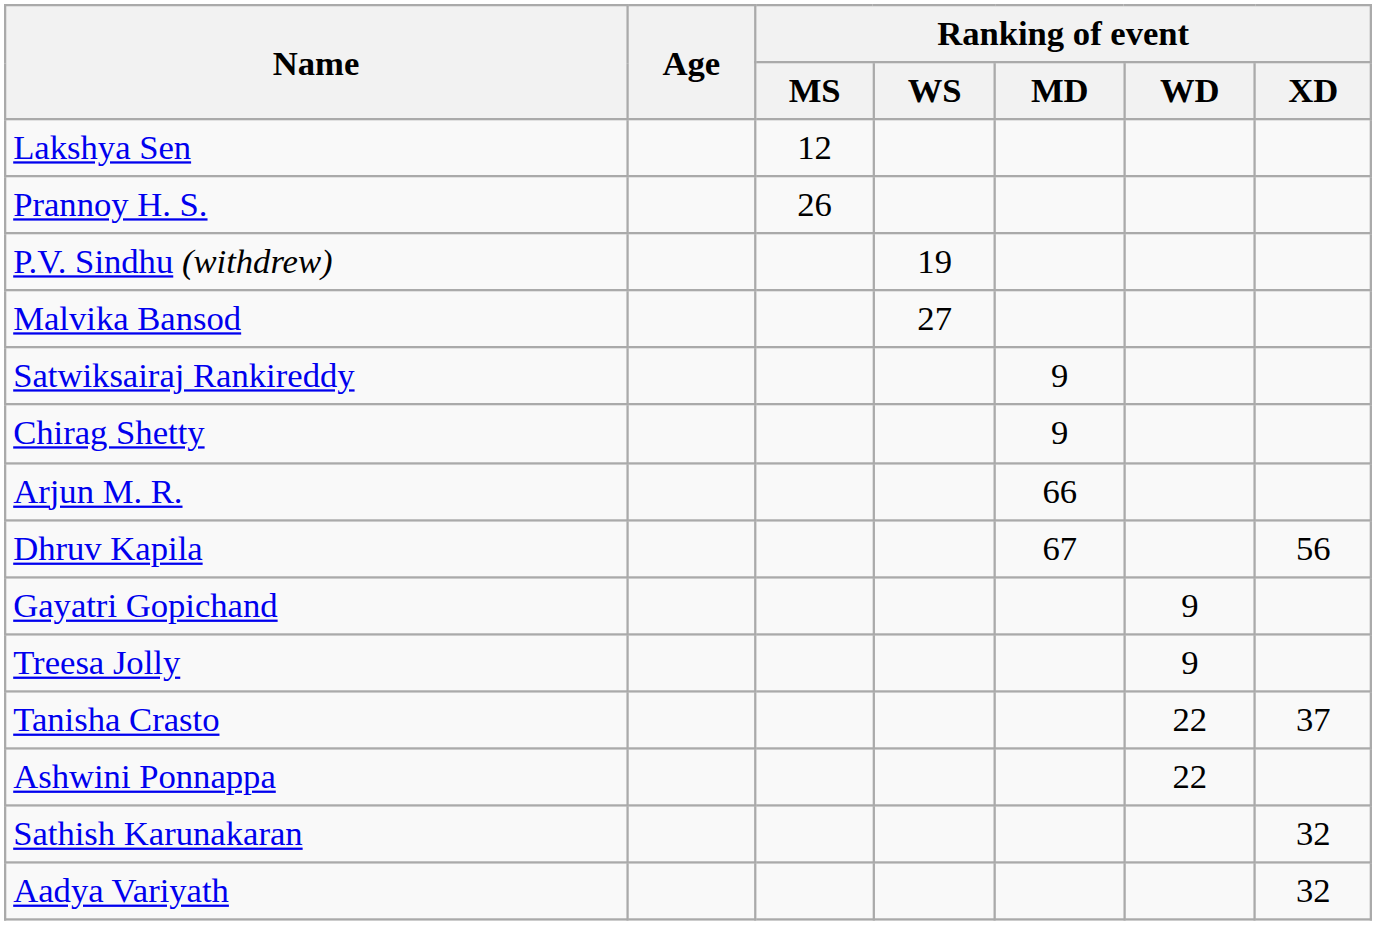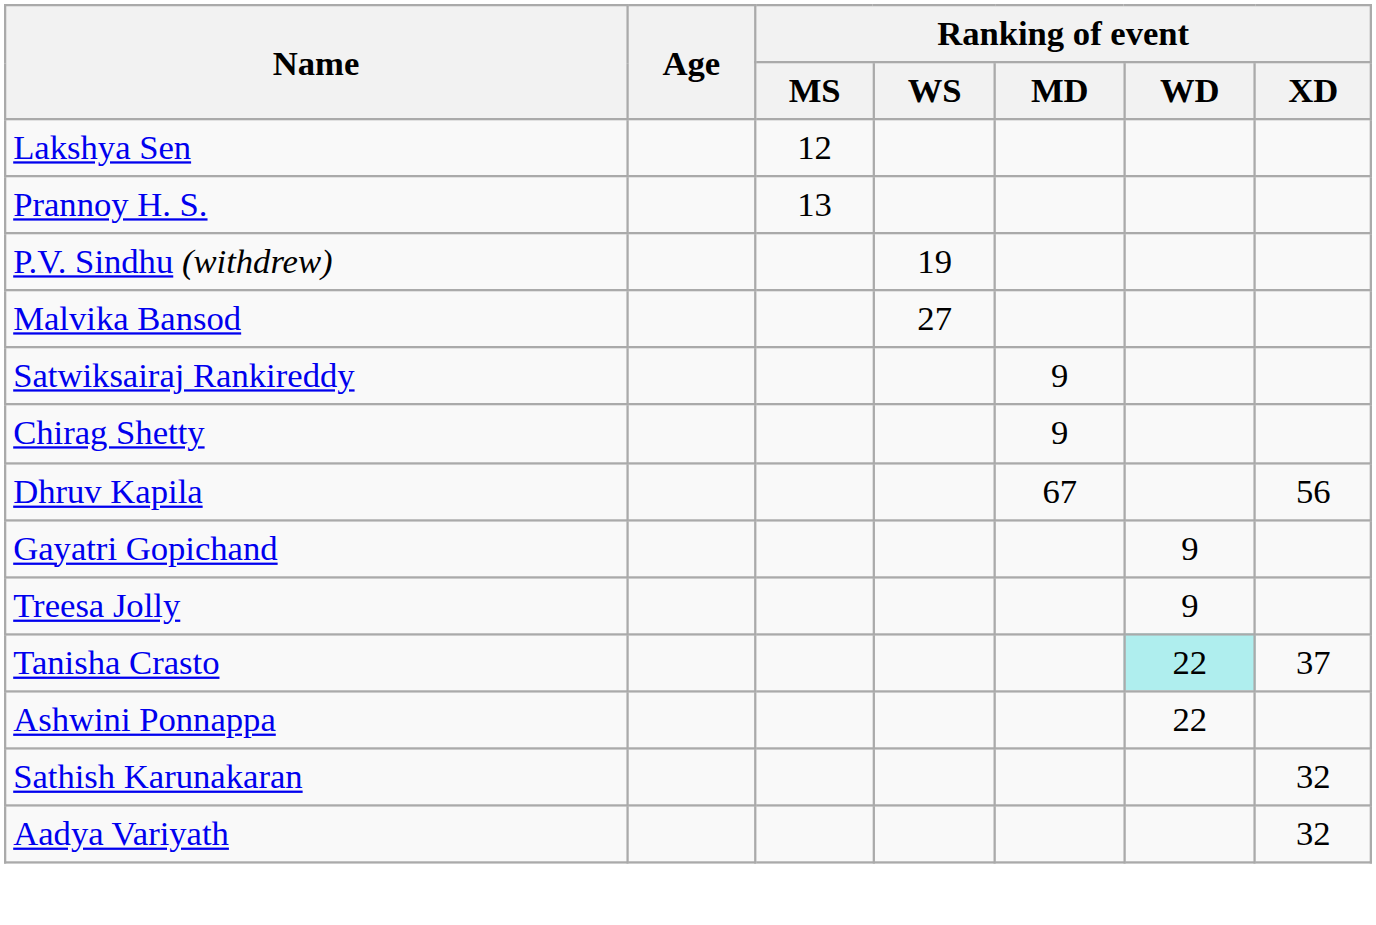(815, 204) 26 -> (815, 204) 13
- row: (98, 490)
(1190, 718) no background -> (1190, 661) paleturquoise background
